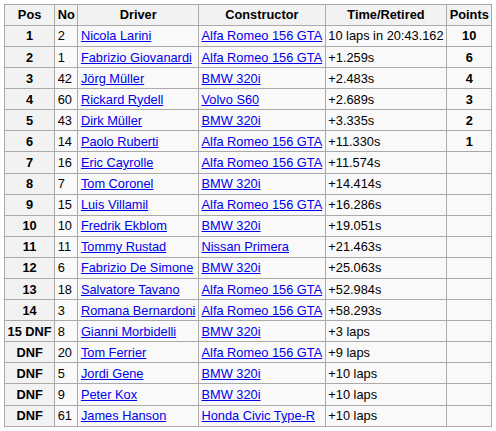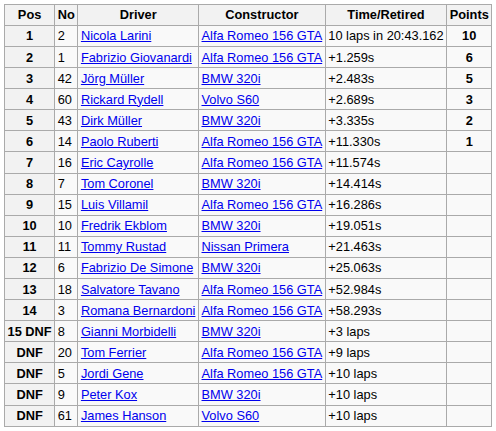(469, 78) 4 -> (469, 78) 5
(231, 373) BMW 320i -> (262, 373) Alfa Romeo 156 GTA
(258, 416) Honda Civic Type-R -> (230, 416) Volvo S60
